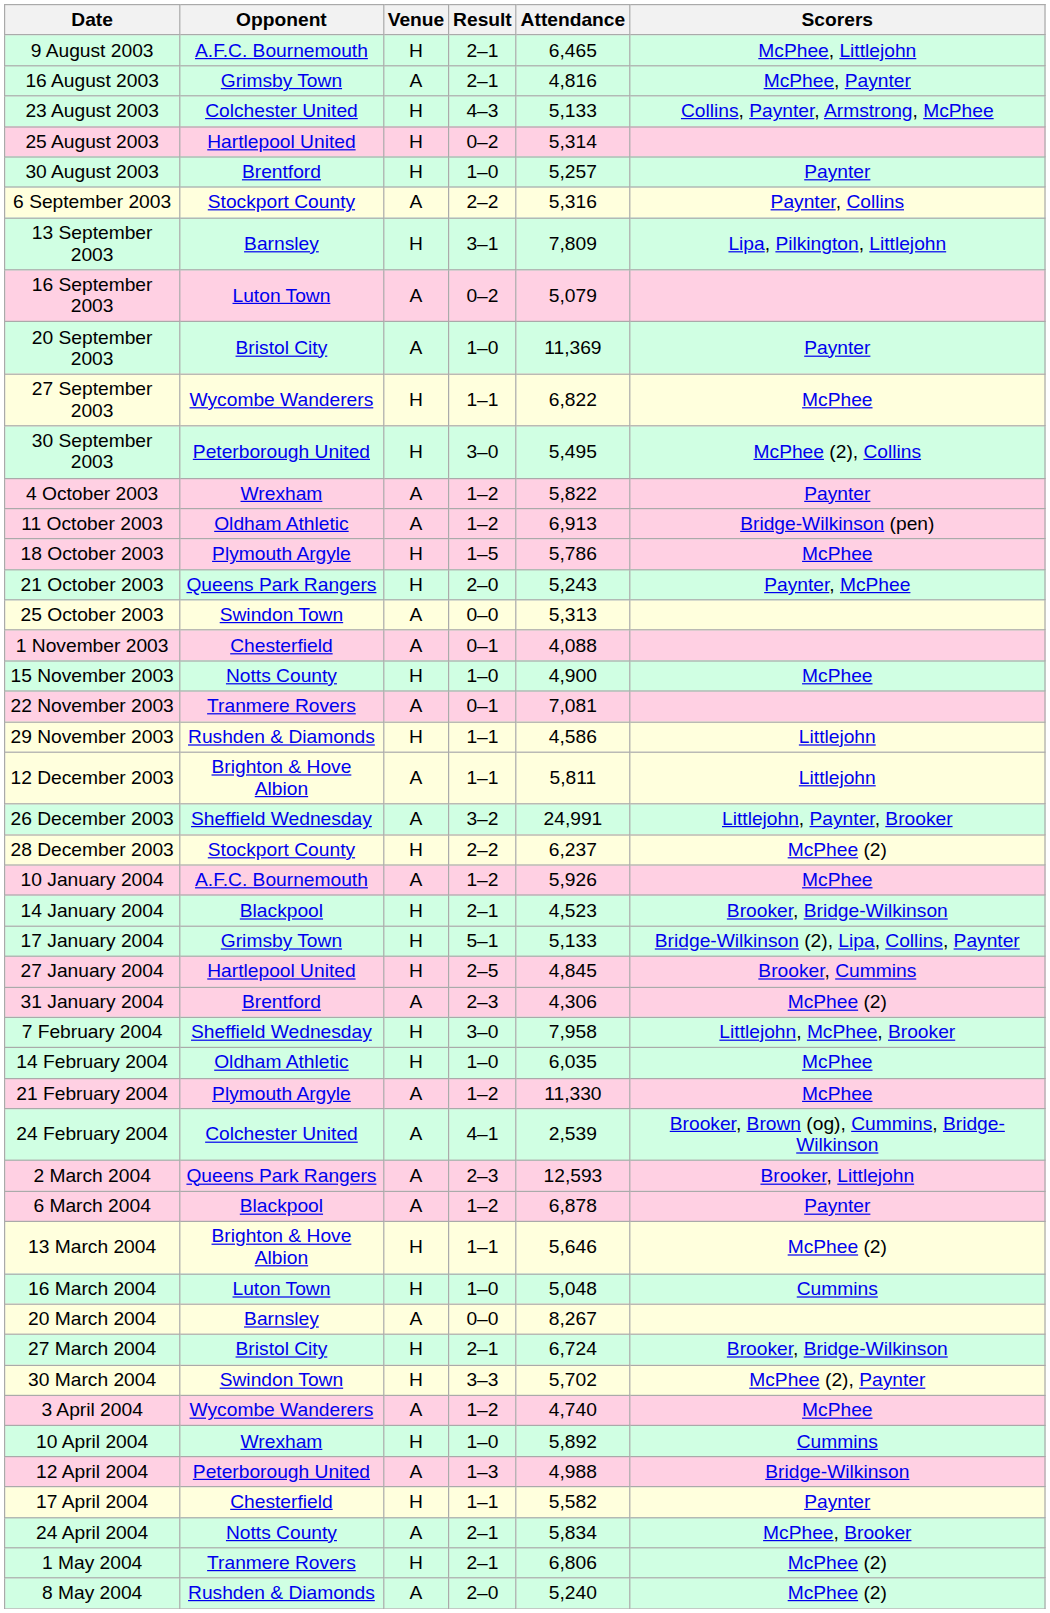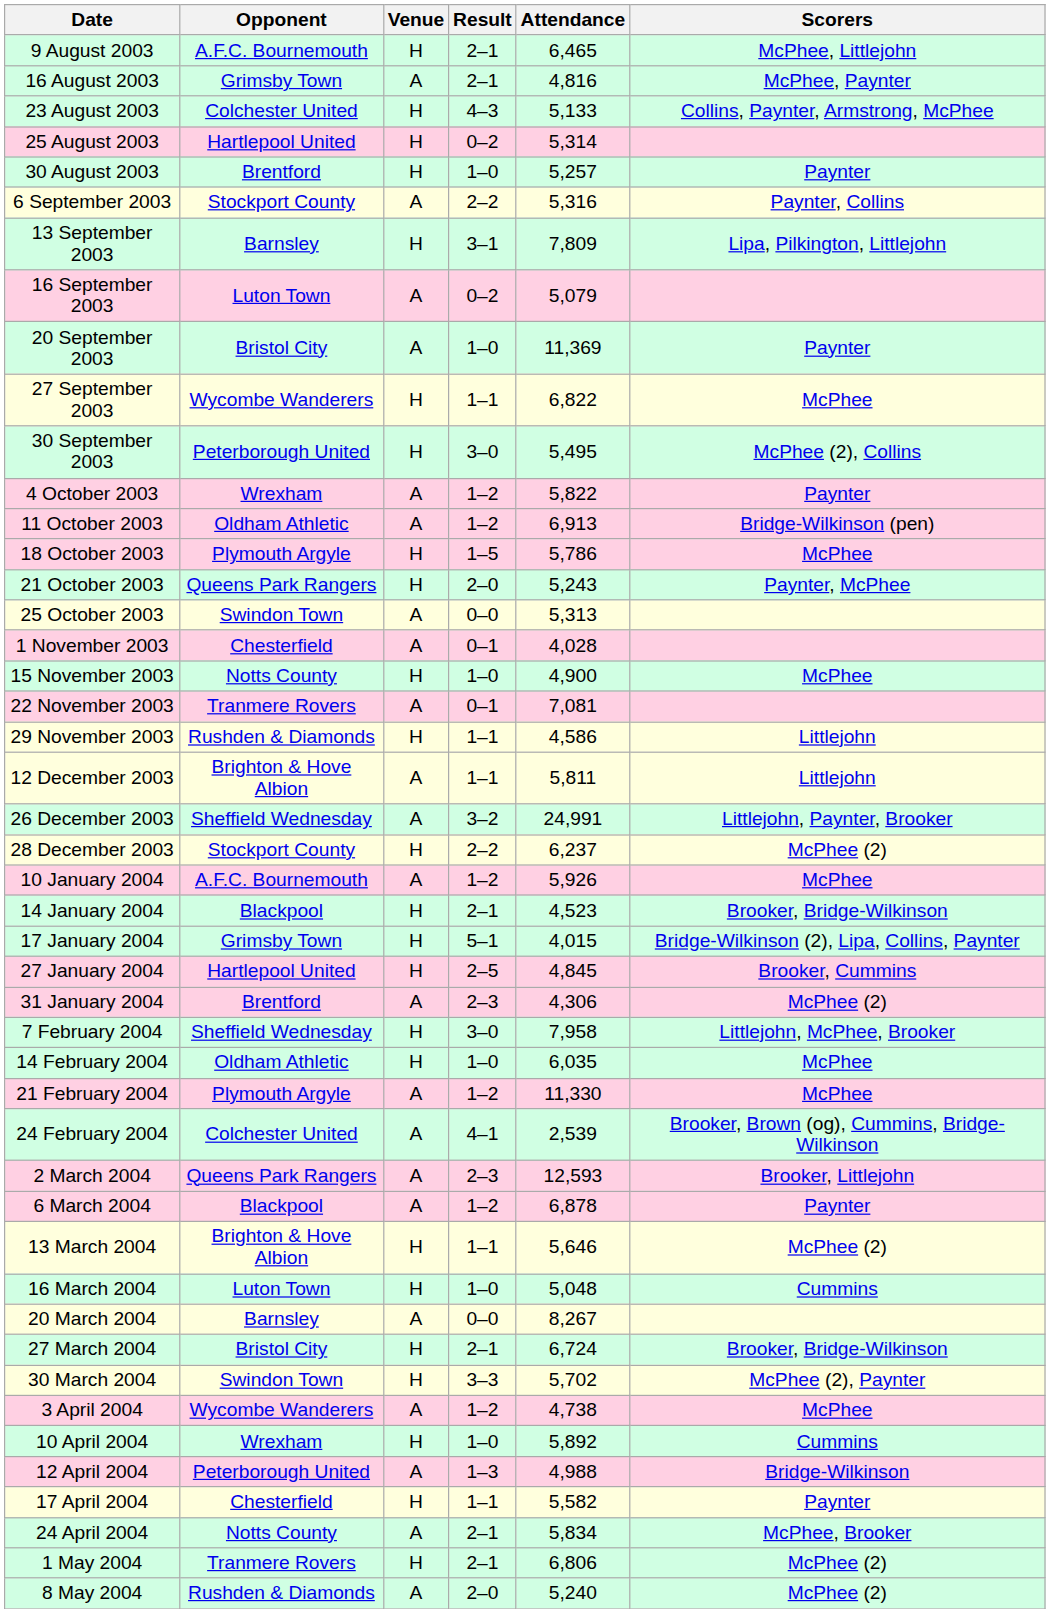(573, 645) 4,088 -> (573, 645) 4,028
(573, 941) 5,133 -> (573, 941) 4,015
(573, 1410) 4,740 -> (573, 1410) 4,738
